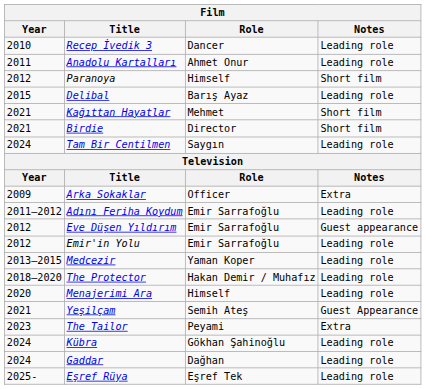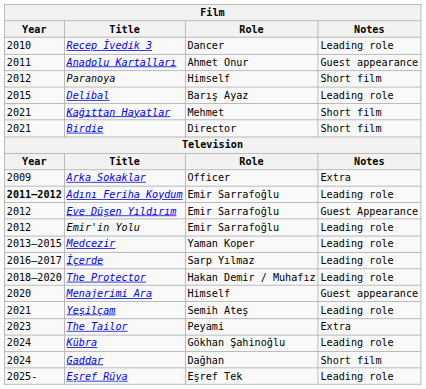(357, 62) Leading role -> (369, 62) Guest appearance
- row: (118, 145)
(34, 211) normal -> (34, 194) bold
(369, 227) Guest appearance -> (369, 211) Guest Appearance
+ row: (85, 261)
(357, 294) Leading role -> (369, 294) Guest appearance
(369, 310) Guest Appearance -> (357, 310) Leading role
(357, 360) Leading role -> (351, 360) Short film
